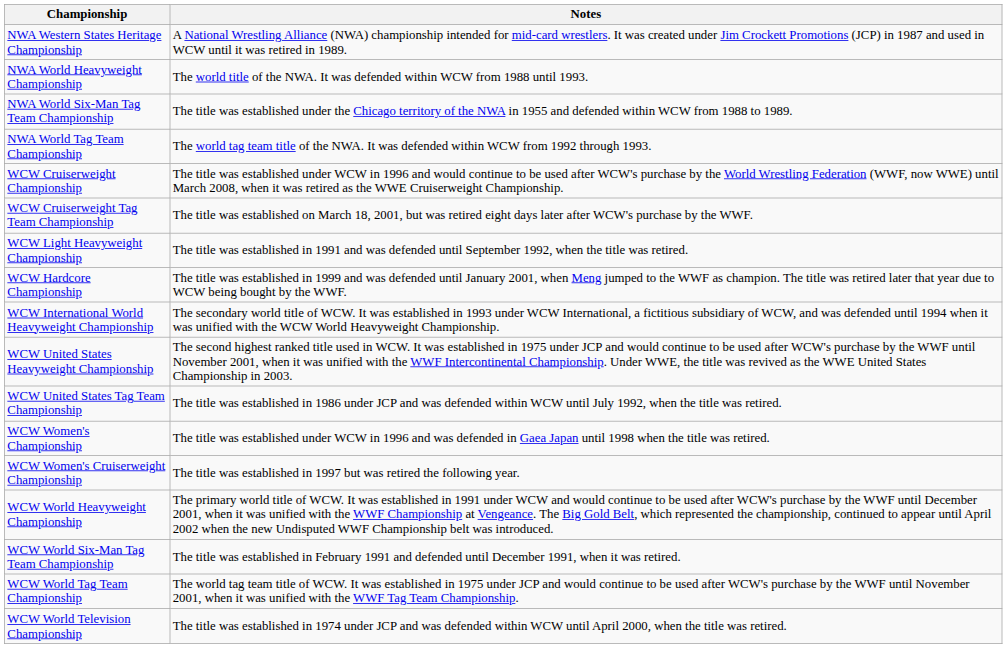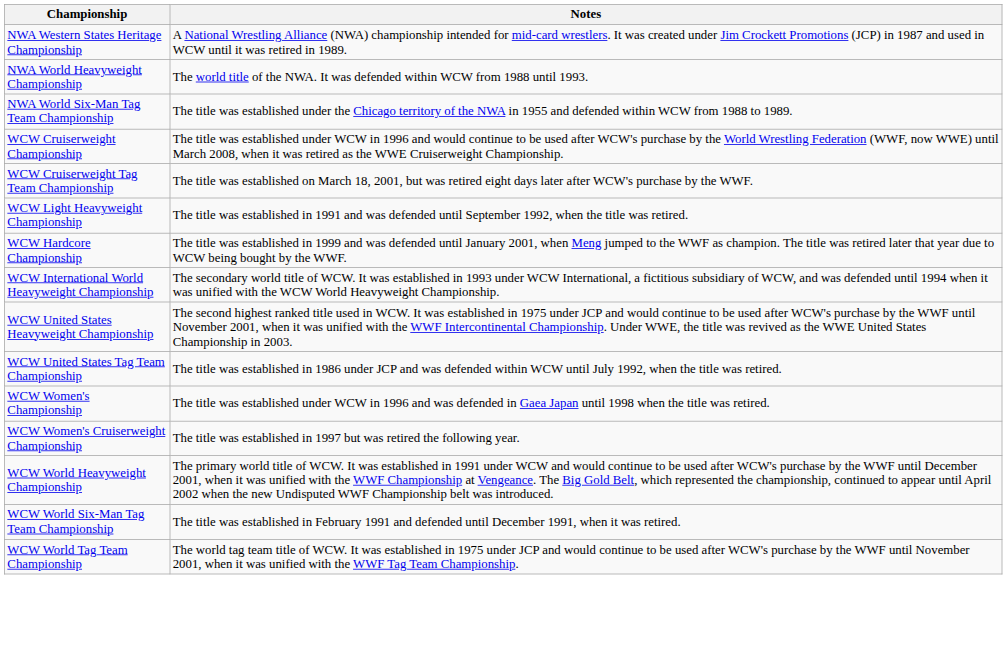- row: (65, 146)
- row: (69, 626)
